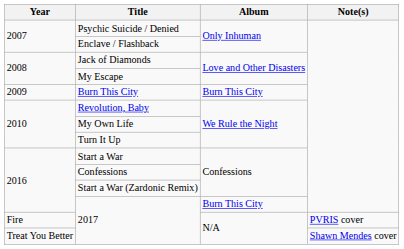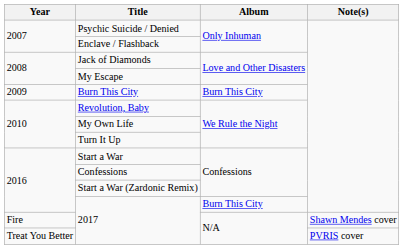(337, 220) PVRIS cover -> (353, 220) Shawn Mendes cover
(353, 236) Shawn Mendes cover -> (337, 236) PVRIS cover
